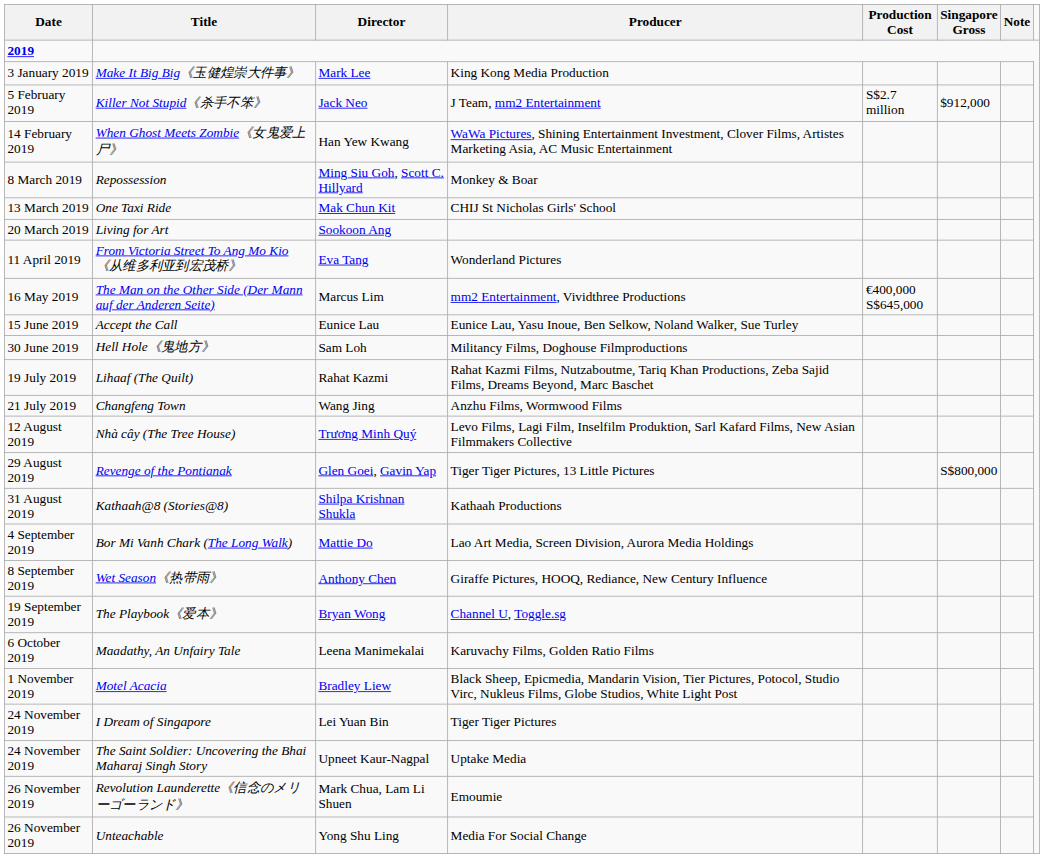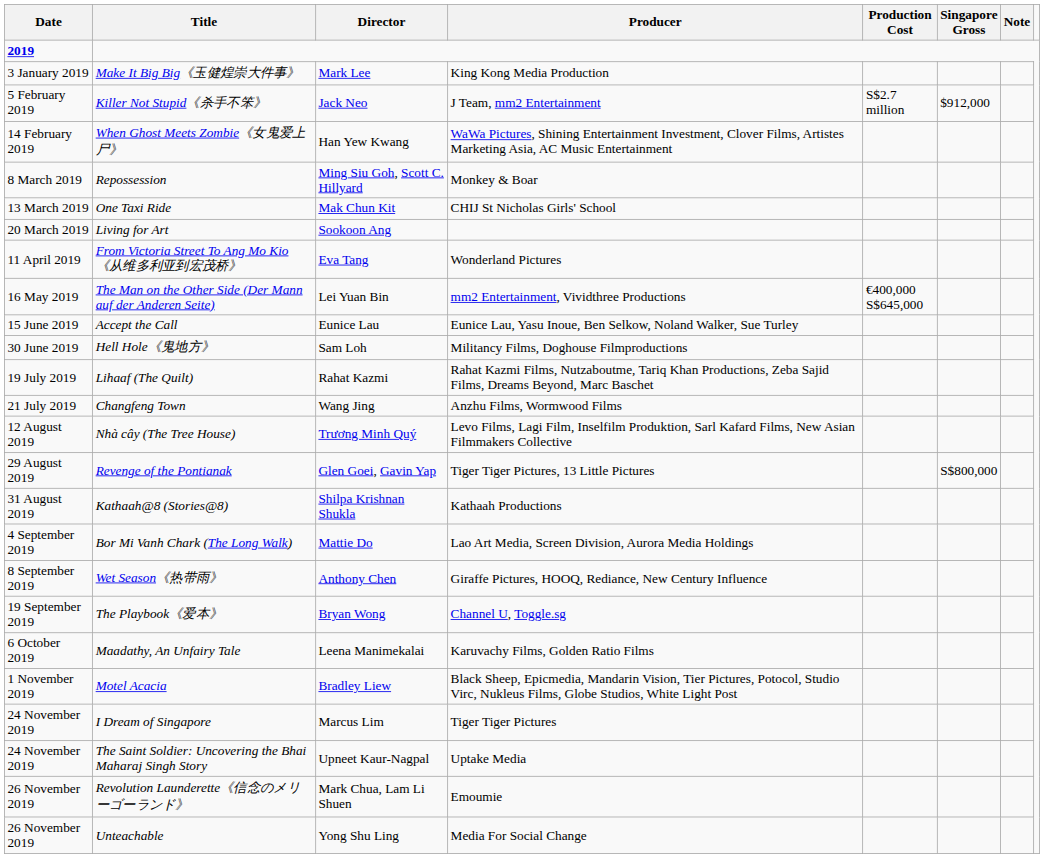(351, 296) Marcus Lim -> (354, 296) Lei Yuan Bin
(354, 722) Lei Yuan Bin -> (351, 722) Marcus Lim
